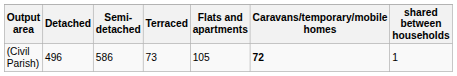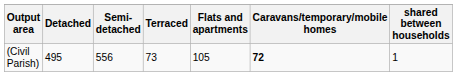(53, 57) 496 -> (53, 57) 495
(104, 57) 586 -> (104, 57) 556
